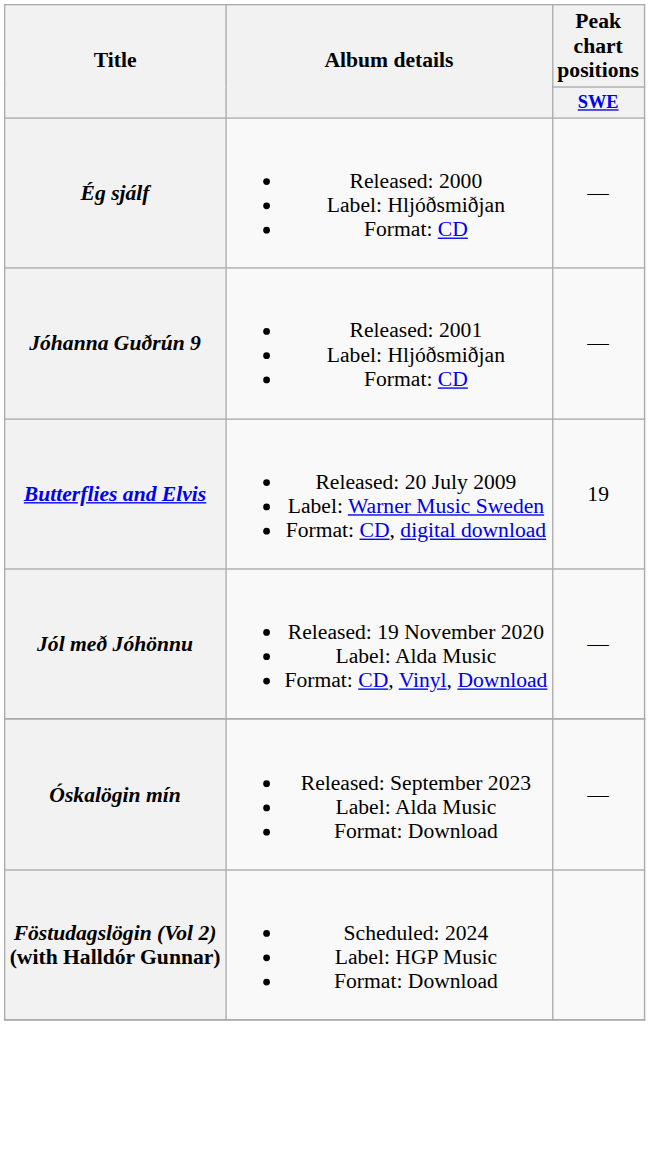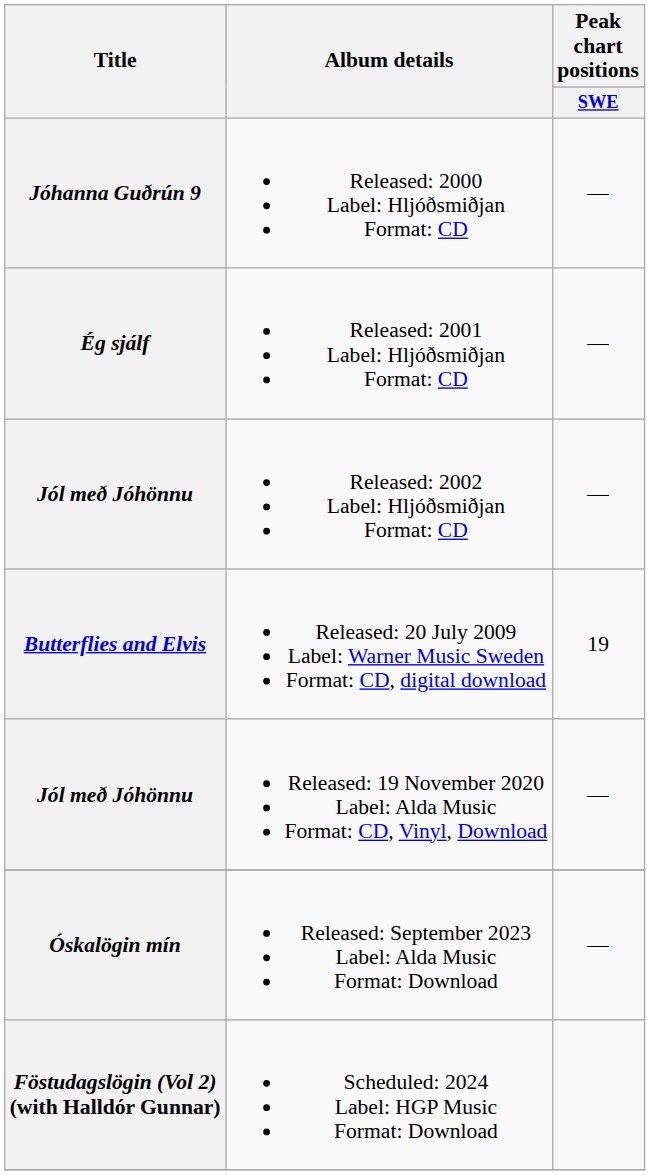(115, 192) Ég sjálf -> (115, 192) Jóhanna Guðrún 9
(115, 343) Jóhanna Guðrún 9 -> (115, 343) Ég sjálf
+ row: (389, 506)
